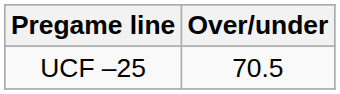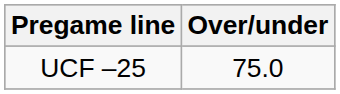(258, 67) 70.5 -> (258, 67) 75.0
